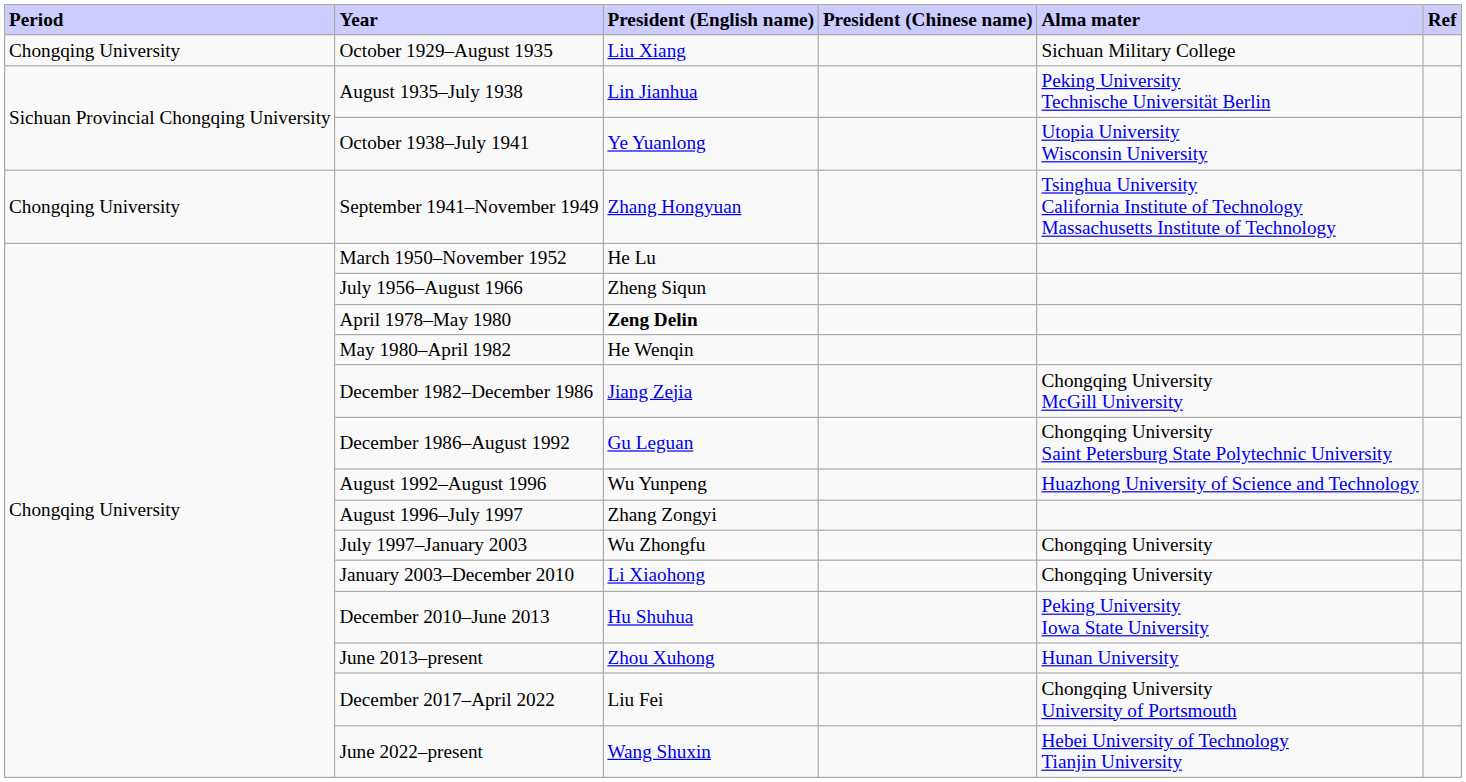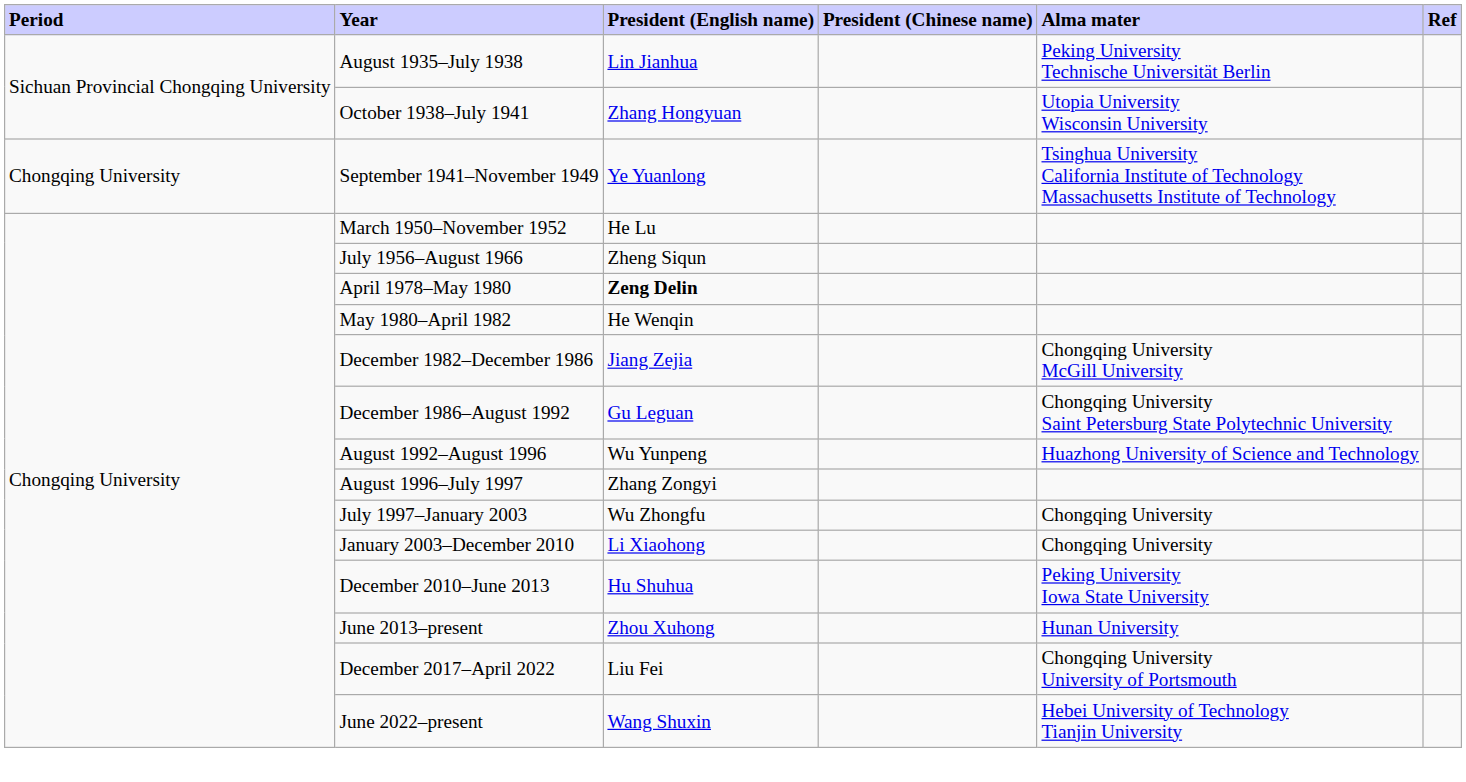- row: (446, 50)
(657, 143) Ye Yuanlong -> (674, 113) Zhang Hongyuan
(674, 206) Zhang Hongyuan -> (657, 175) Ye Yuanlong
